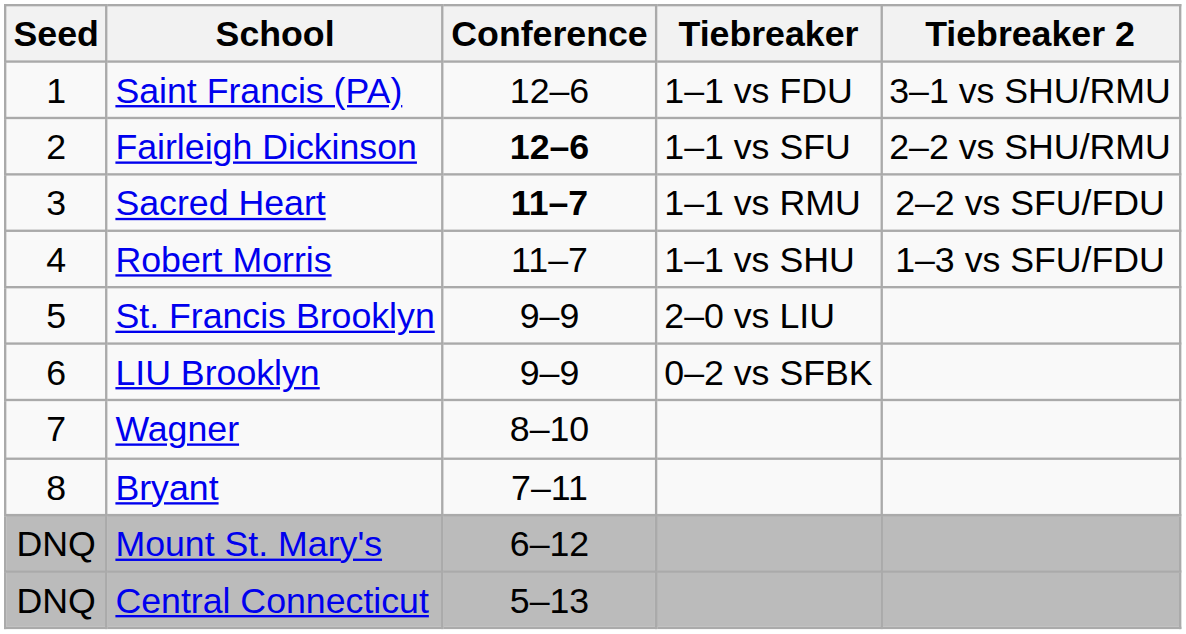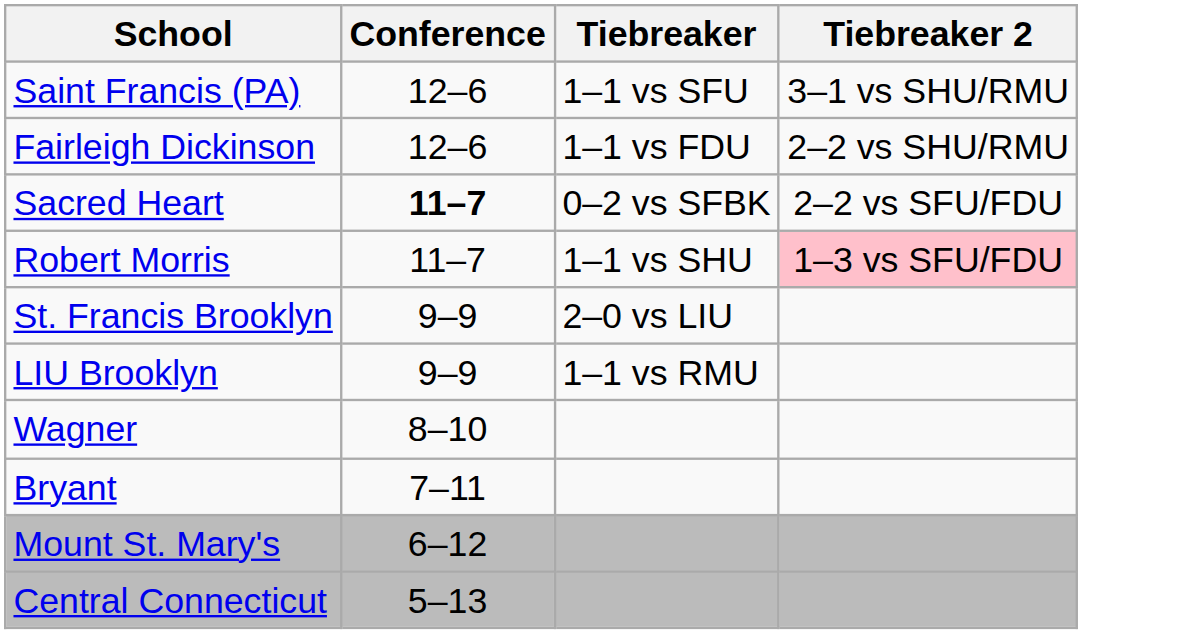- column: (56, 34)
(759, 90) 1–1 vs FDU -> (656, 90) 1–1 vs SFU
(550, 147) bold -> (448, 147) normal
(758, 147) 1–1 vs SFU -> (657, 147) 1–1 vs FDU
(762, 203) 1–1 vs RMU -> (667, 203) 0–2 vs SFBK
(1030, 260) no background -> (928, 260) pink background
(768, 373) 0–2 vs SFBK -> (661, 373) 1–1 vs RMU
